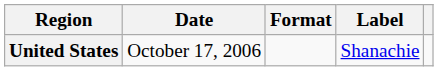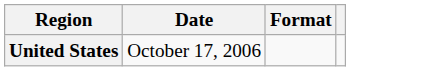- column: (380, 19)
